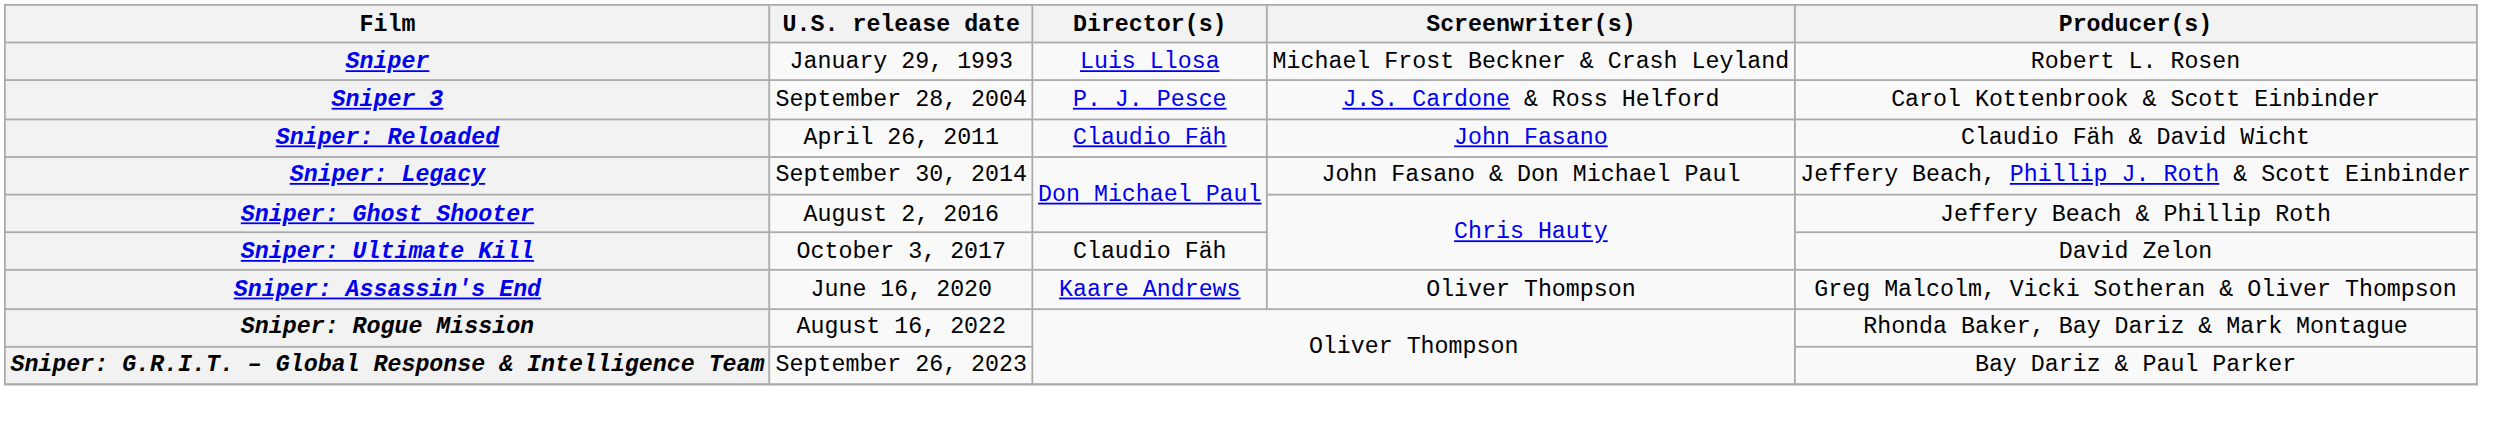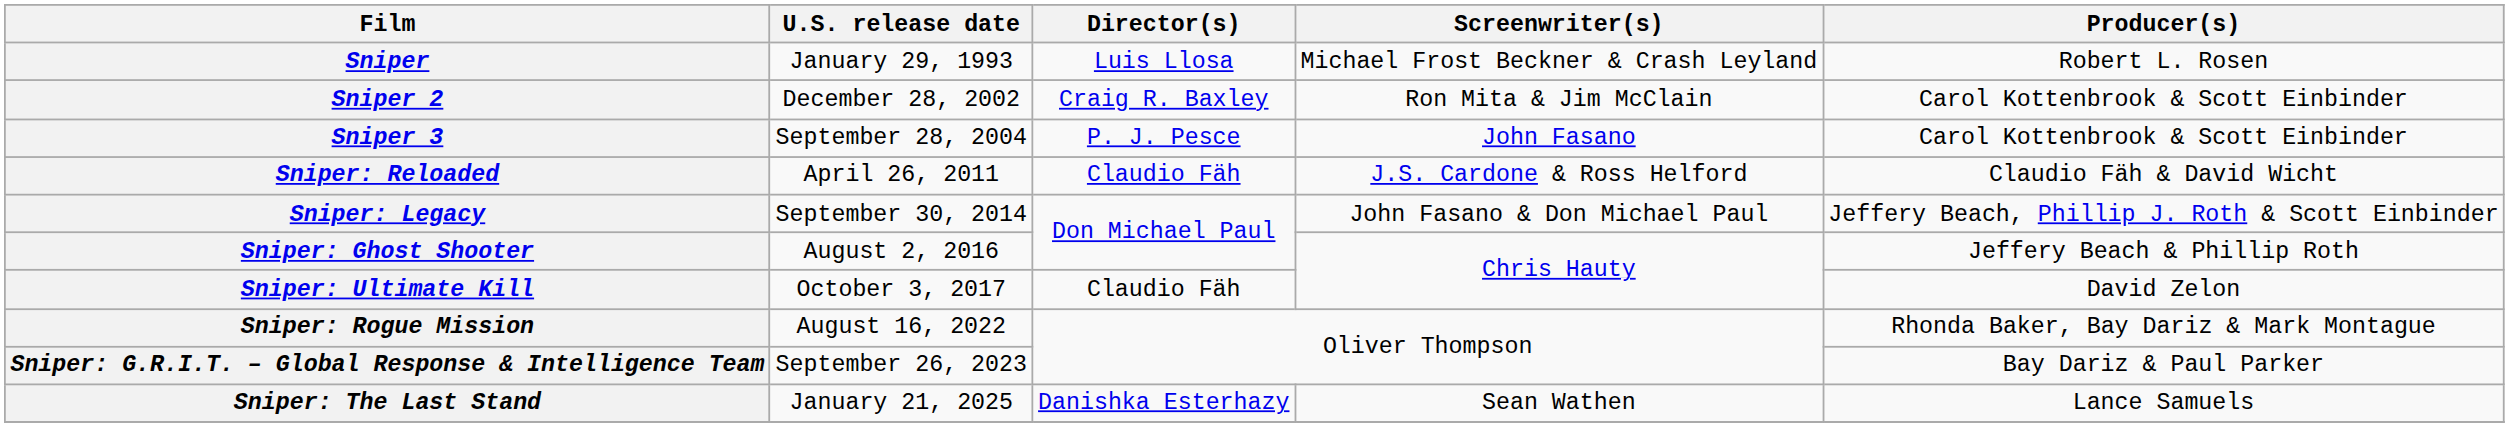+ row: (387, 100)
(1531, 100) J.S. Cardone & Ross Helford -> (1559, 138) John Fasano
(1531, 138) John Fasano -> (1559, 176) J.S. Cardone & Ross Helford
- row: (387, 289)
+ row: (387, 403)
